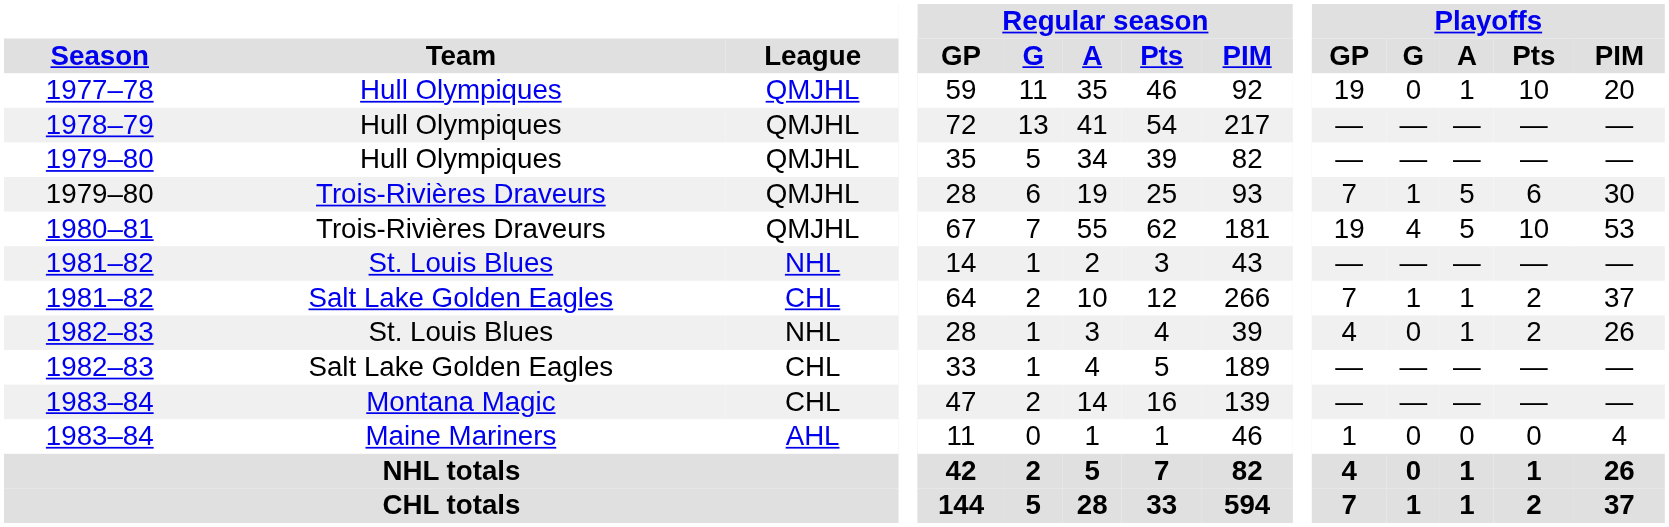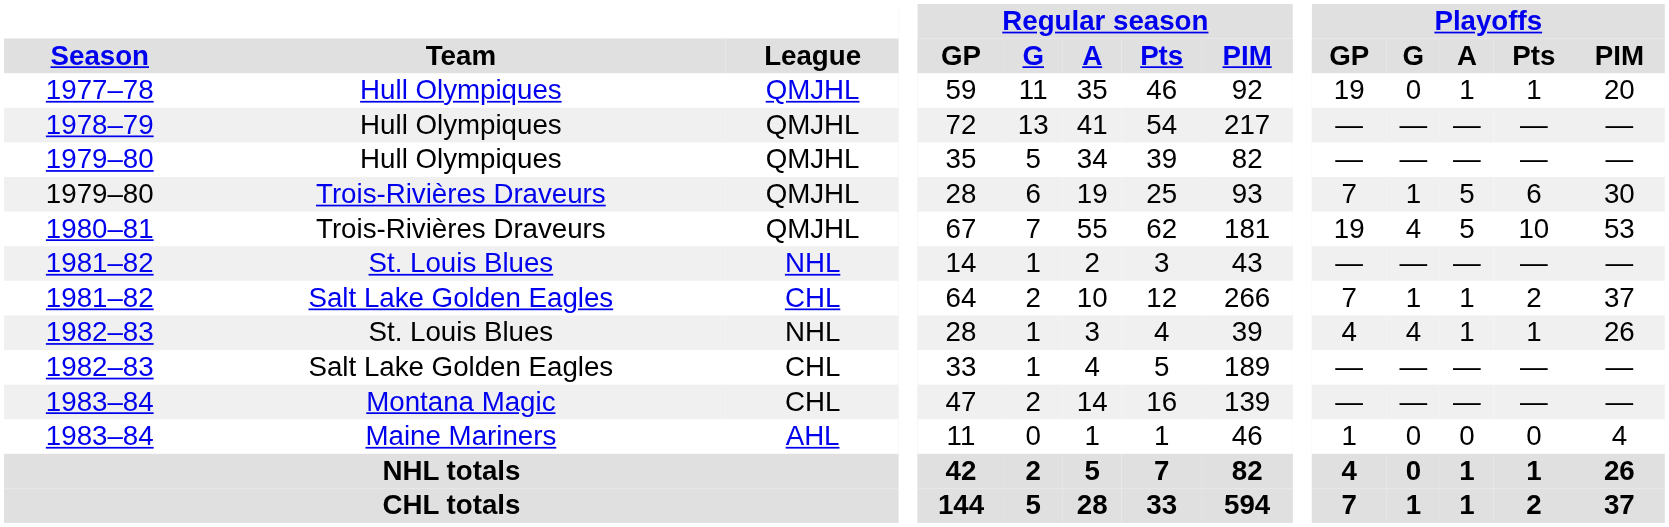(1534, 90) 10 -> (1534, 90) 1
(1413, 332) 0 -> (1413, 332) 4
(1534, 332) 2 -> (1534, 332) 1
